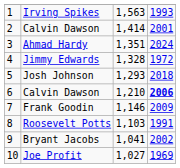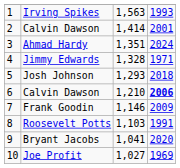(162, 60) 1972 -> (162, 60) 1971
(162, 139) 2002 -> (162, 139) 2020
